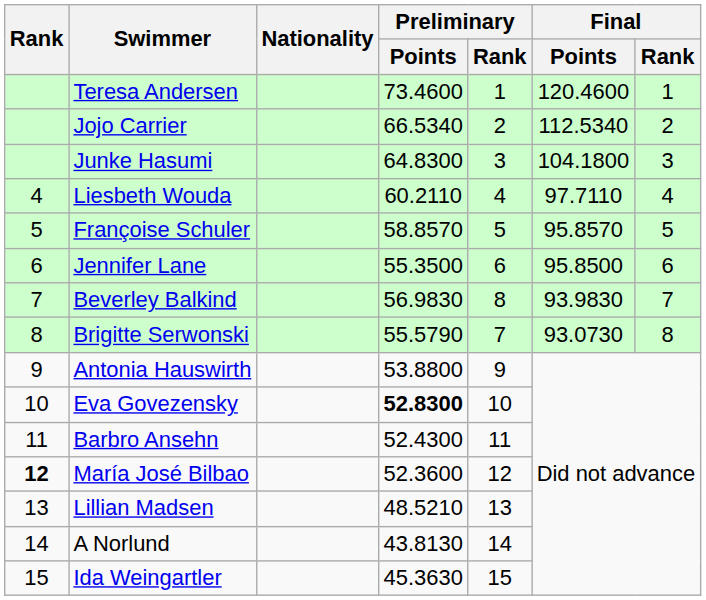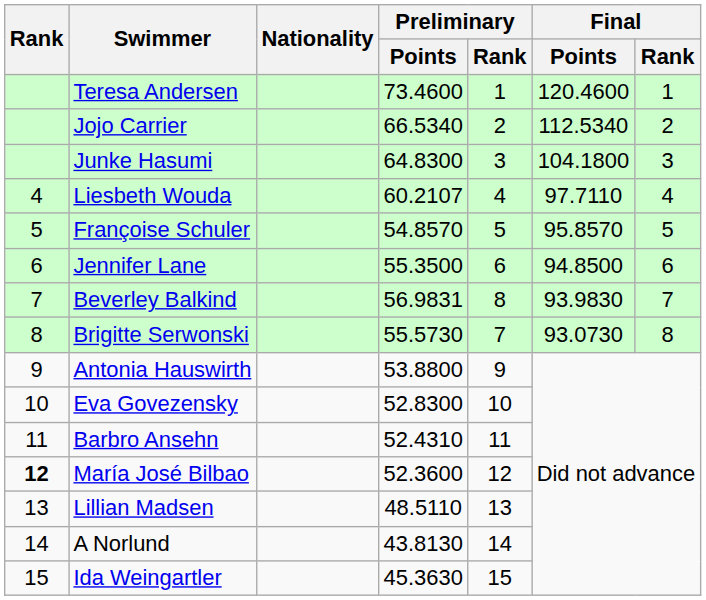(423, 195) 60.2110 -> (423, 195) 60.2107
(423, 230) 58.8570 -> (423, 230) 54.8570
(583, 265) 95.8500 -> (583, 265) 94.8500
(423, 299) 56.9830 -> (423, 299) 56.9831
(423, 334) 55.5790 -> (423, 334) 55.5730
(423, 404) bold -> (423, 404) normal
(423, 439) 52.4300 -> (423, 439) 52.4310
(423, 508) 48.5210 -> (423, 508) 48.5110
